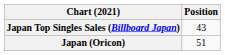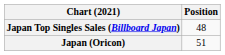(201, 27) 43 -> (201, 27) 48
